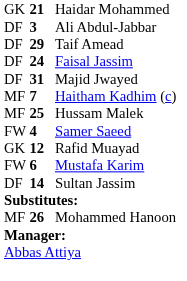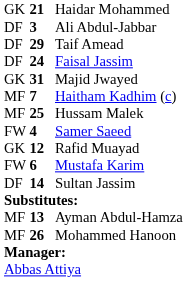(13, 79) DF -> (15, 79) GK
+ row: (119, 217)
